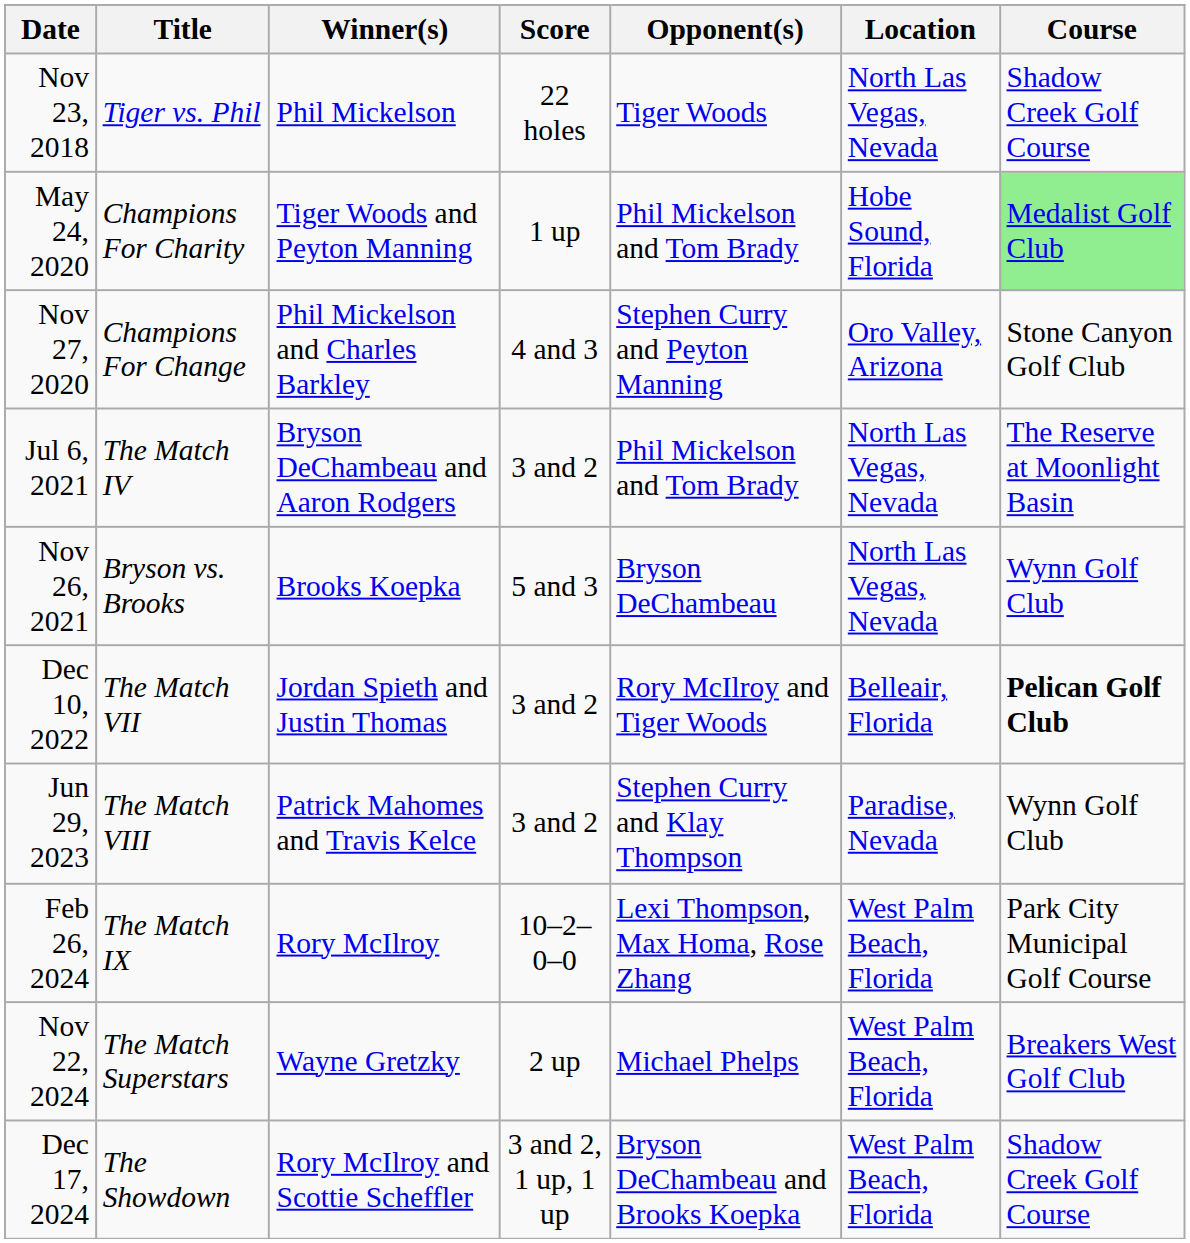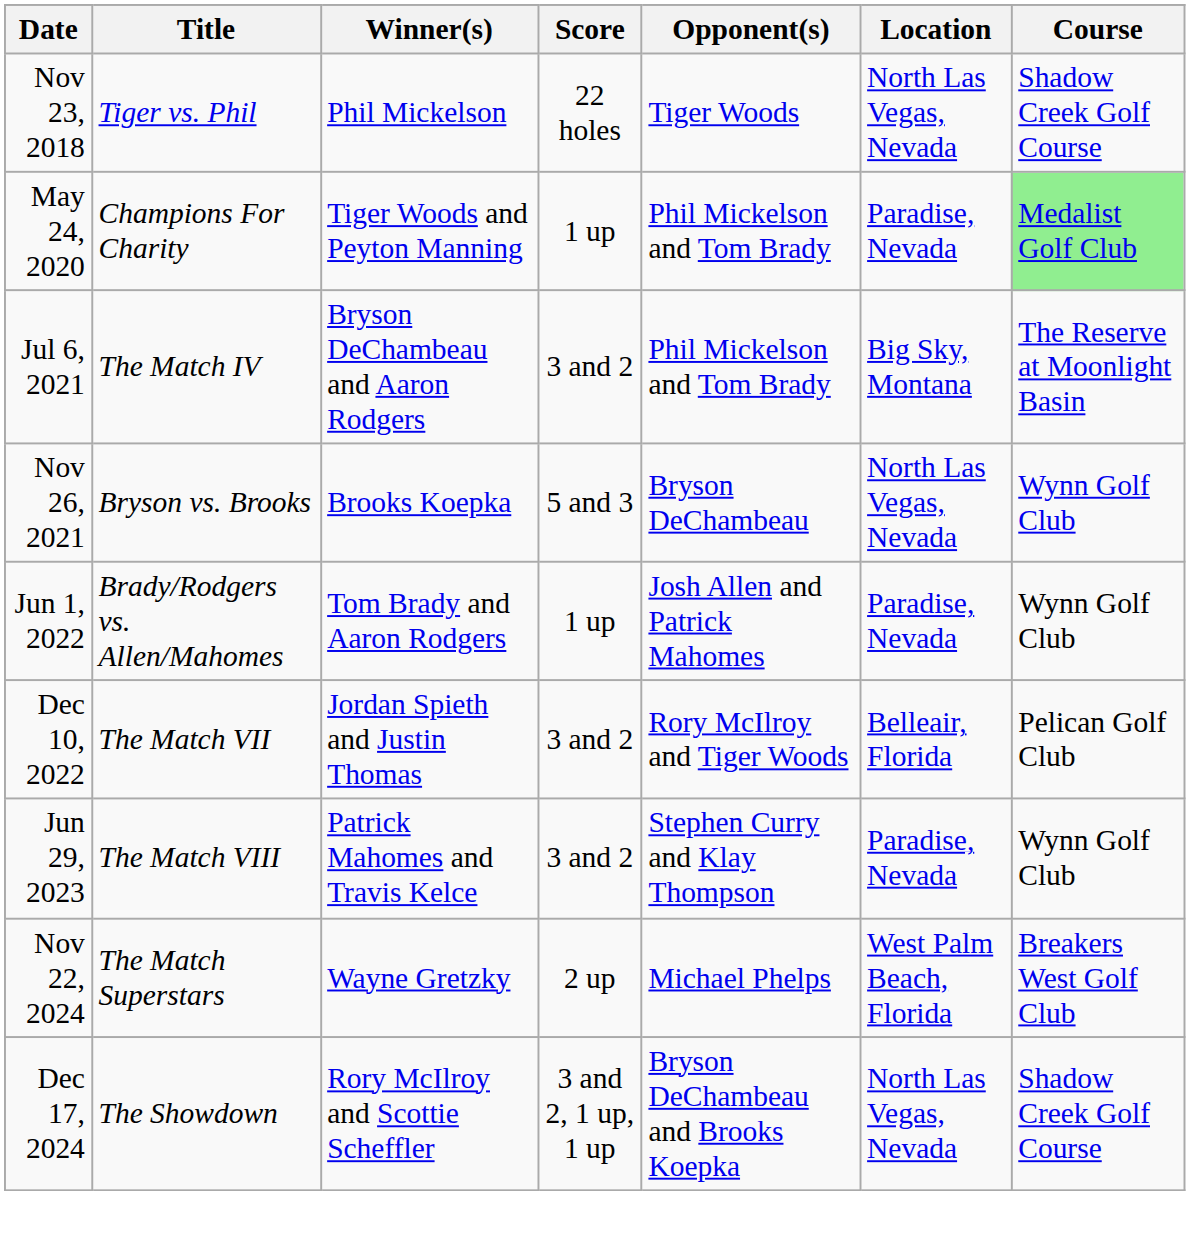(890, 231) Hobe Sound, Florida -> (921, 231) Paradise, Nevada
- row: (59, 349)
(907, 467) North Las Vegas, Nevada -> (919, 366) Big Sky, Montana
+ row: (50, 621)
(1084, 704) bold -> (1092, 739) normal
- row: (59, 941)
(911, 1178) West Palm Beach, Florida -> (926, 1112) North Las Vegas, Nevada
